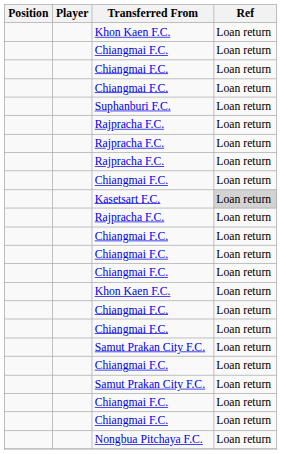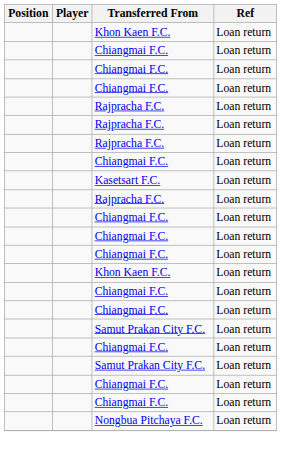- row: (28, 106)
(244, 198) lightgrey background -> (244, 180) no background
